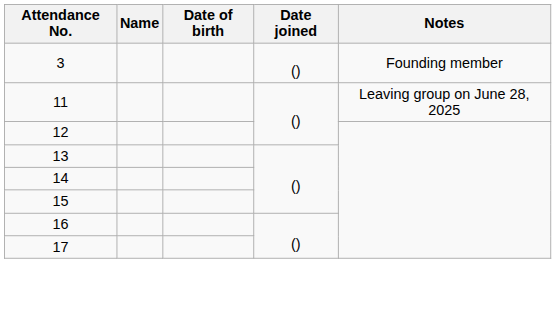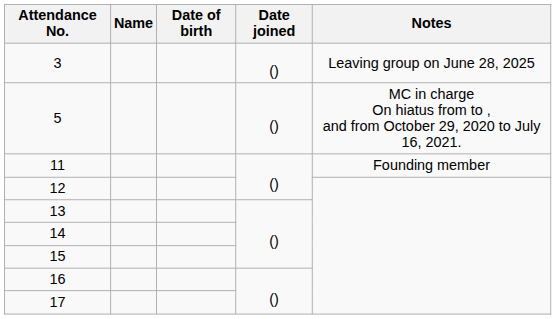(444, 63) Founding member -> (432, 63) Leaving group on June 28, 2025
+ row: (58, 118)
(444, 102) Leaving group on June 28, 2025 -> (432, 165) Founding member
